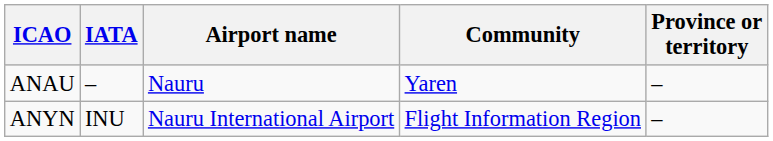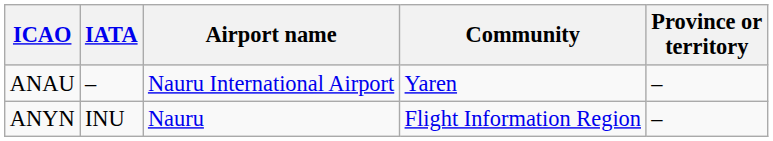(176, 82) Nauru -> (271, 82) Nauru International Airport
(271, 118) Nauru International Airport -> (176, 118) Nauru
